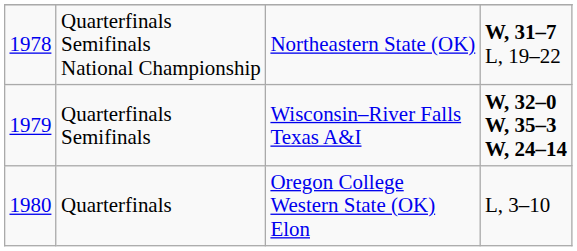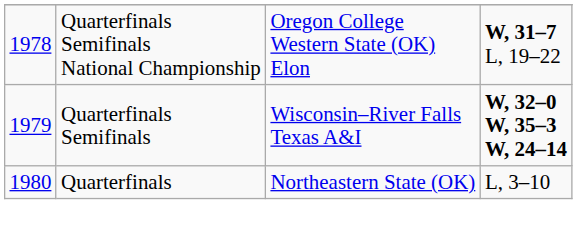(373, 44) Northeastern State (OK) -> (353, 44) Oregon College Western State (OK) Elon
(353, 205) Oregon College Western State (OK) Elon -> (373, 181) Northeastern State (OK)
